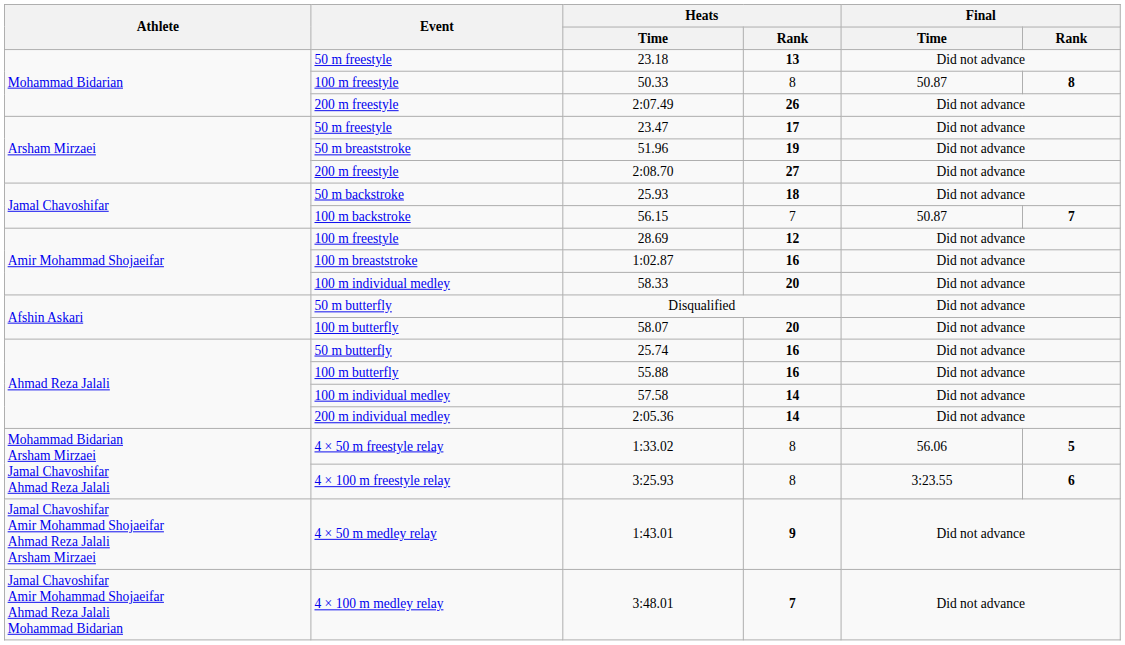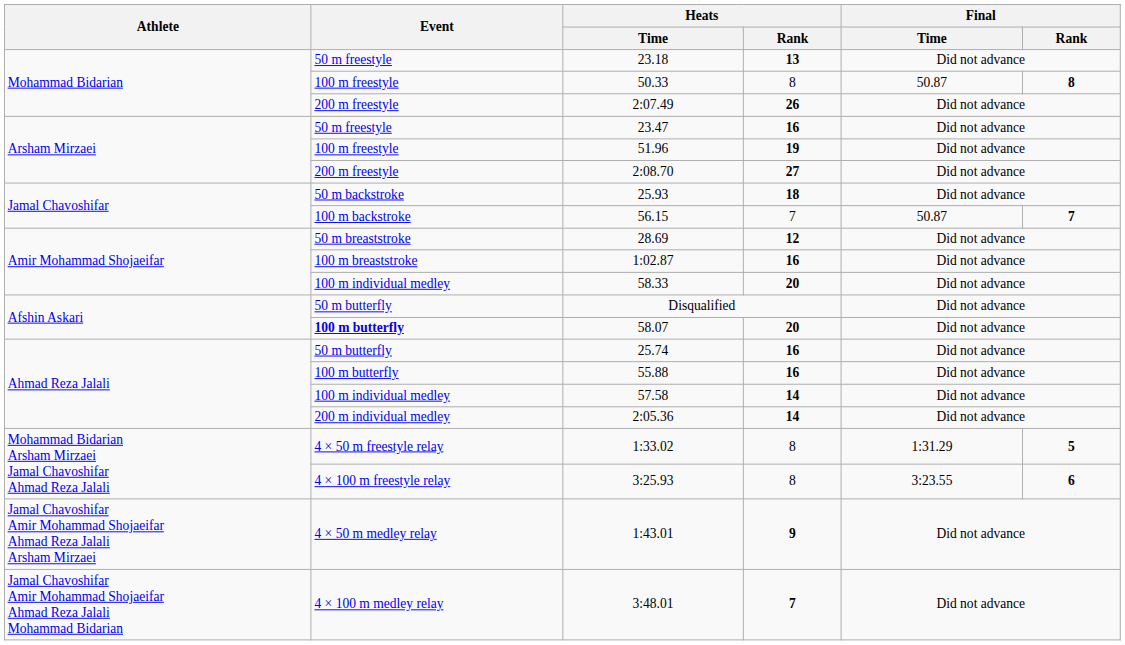(792, 127) 17 -> (792, 127) 16
(363, 150) 50 m breaststroke -> (357, 150) 100 m freestyle
(357, 239) 100 m freestyle -> (363, 239) 50 m breaststroke
(357, 328) normal -> (359, 328) bold
(932, 446) 56.06 -> (932, 446) 1:31.29
